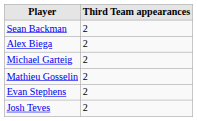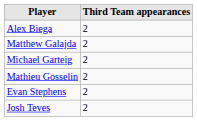- row: (37, 28)
+ row: (41, 44)
